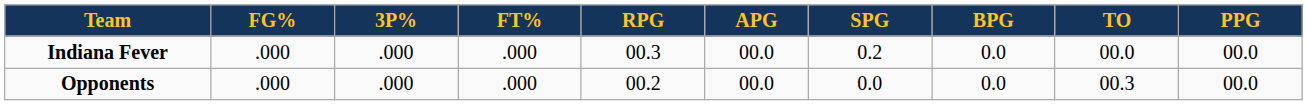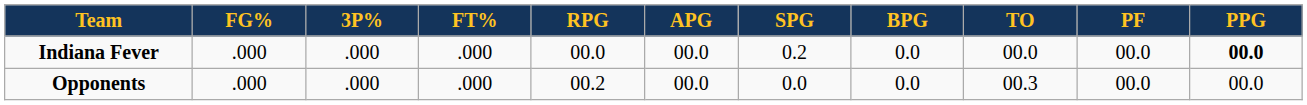+ column: (1133, 20)
(643, 52) 00.3 -> (588, 52) 00.0
(1241, 52) normal -> (1246, 52) bold
